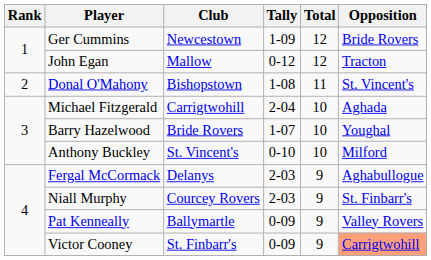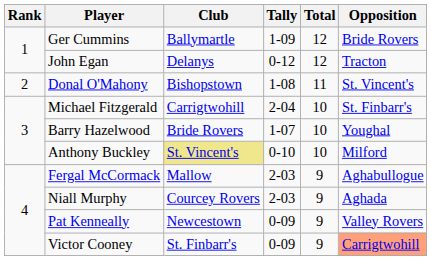(204, 38) Newcestown -> (201, 38) Ballymartle
(189, 61) Mallow -> (190, 61) Delanys
(364, 107) Aghada -> (377, 107) St. Finbarr's
(203, 152) no background -> (203, 152) khaki background
(190, 175) Delanys -> (189, 175) Mallow
(377, 198) St. Finbarr's -> (364, 198) Aghada
(201, 221) Ballymartle -> (204, 221) Newcestown
